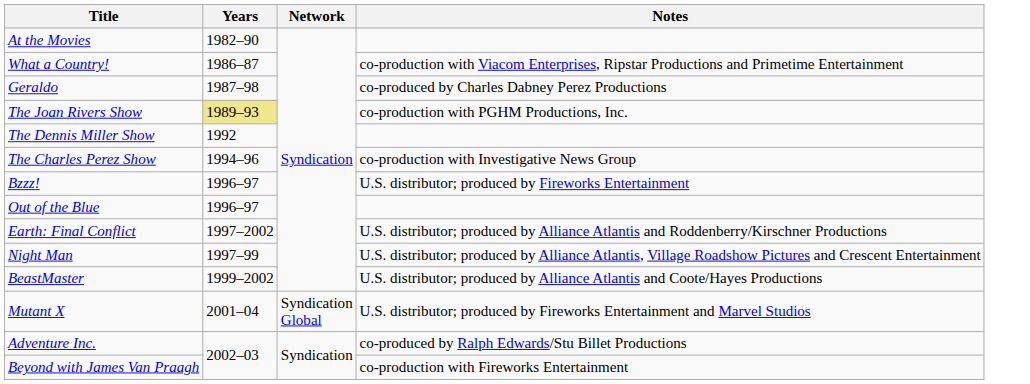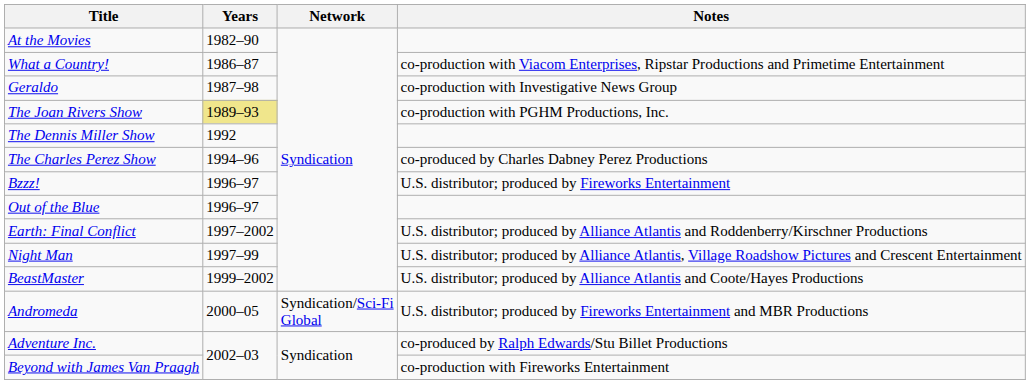(513, 87) co-produced by Charles Dabney Perez Productions -> (539, 87) co-production with Investigative News Group
(498, 159) co-production with Investigative News Group -> (554, 159) co-produced by Charles Dabney Perez Productions
+ row: (43, 311)
- row: (36, 311)
